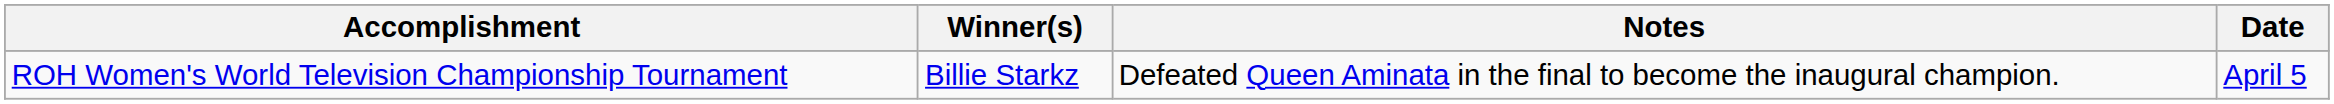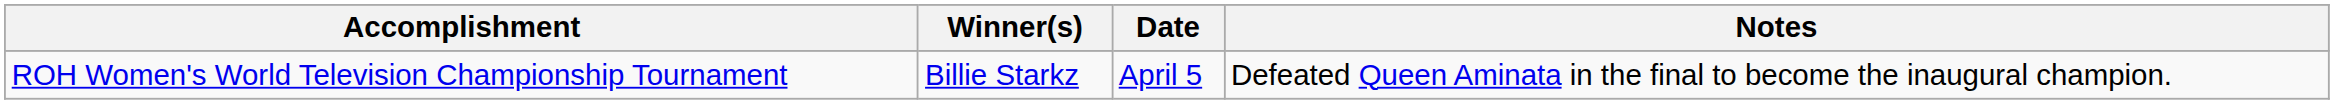columns swapped: (2273, 27) <-> (1664, 27)
